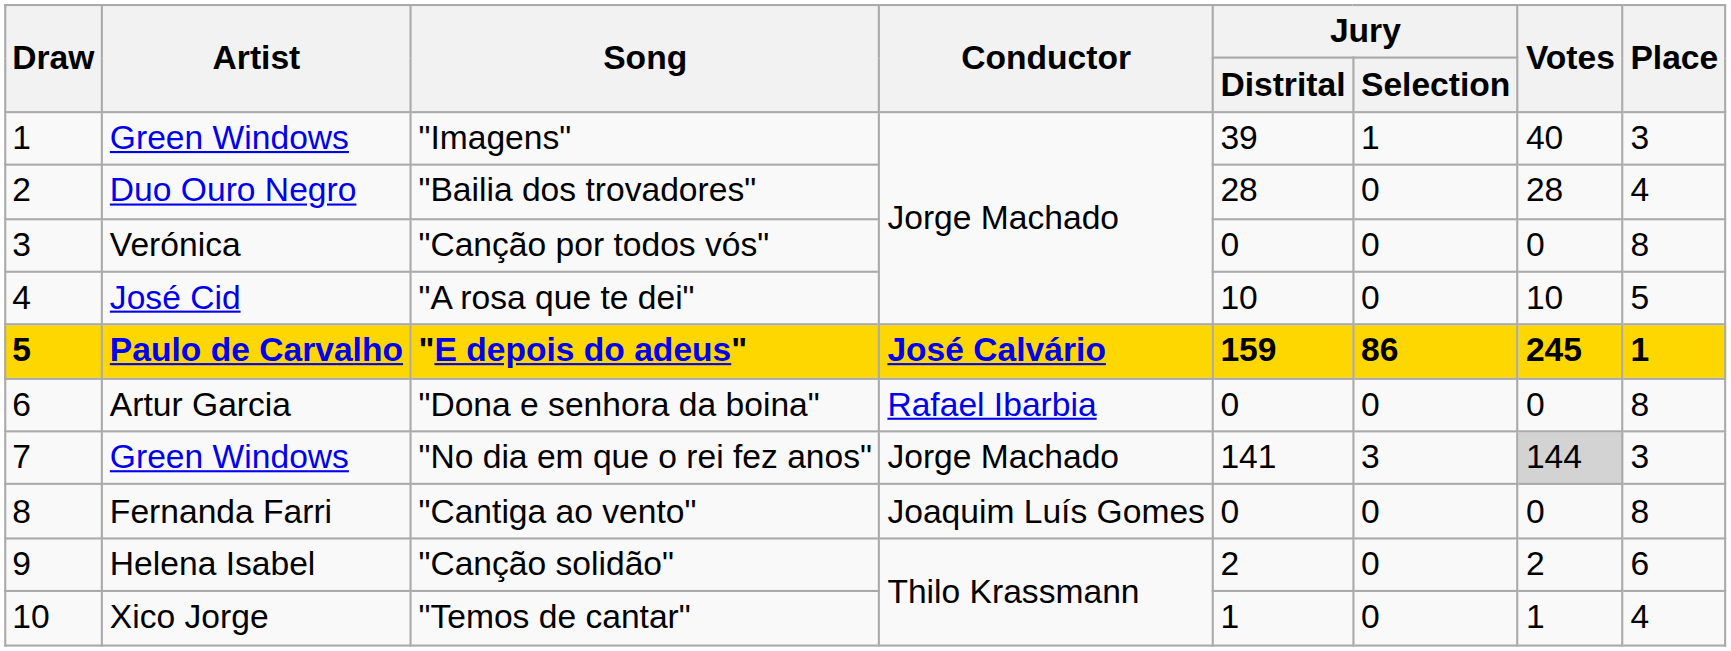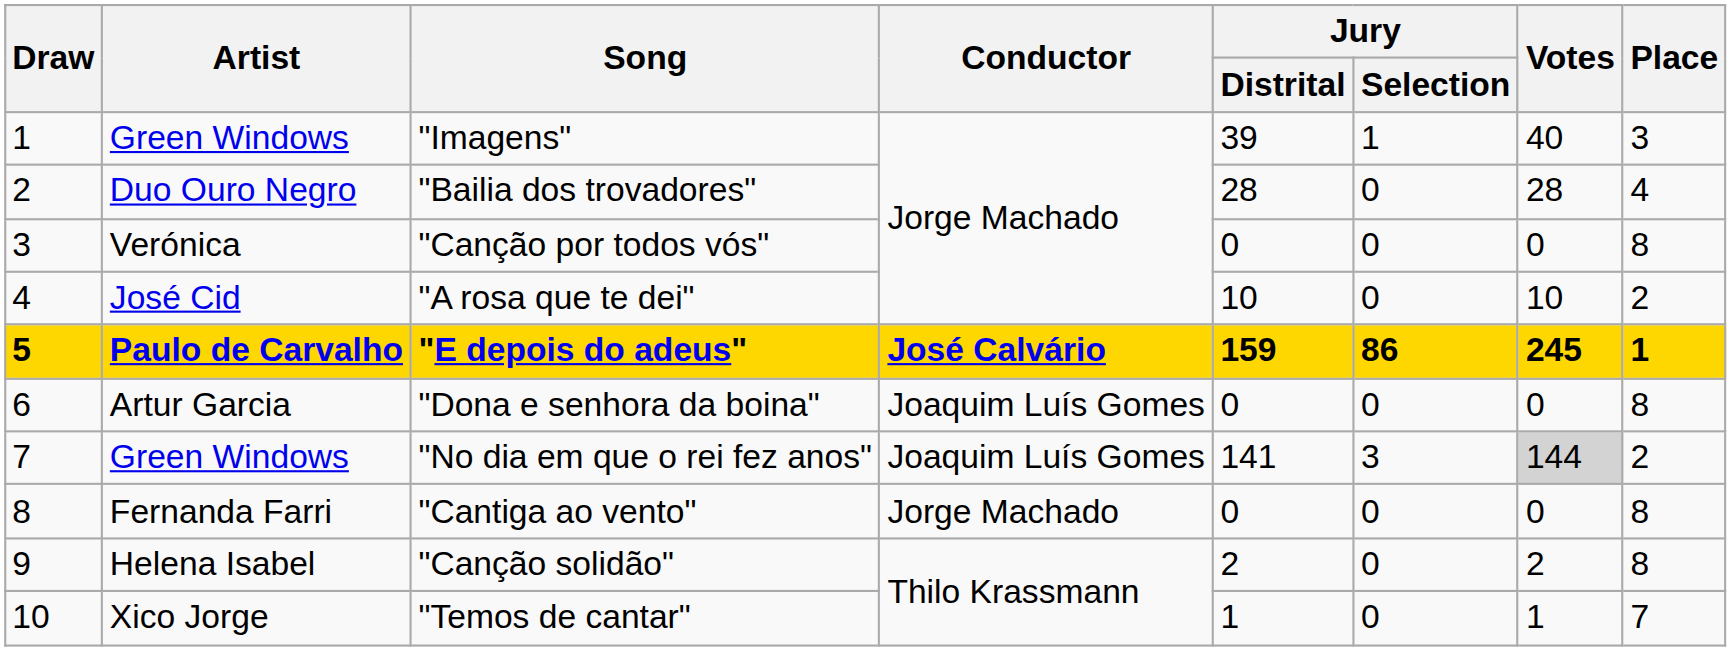(1640, 297) 5 -> (1640, 297) 2
(992, 404) Rafael Ibarbia -> (1046, 404) Joaquim Luís Gomes
(1003, 457) Jorge Machado -> (1046, 457) Joaquim Luís Gomes
(1640, 457) 3 -> (1640, 457) 2
(1046, 510) Joaquim Luís Gomes -> (1003, 510) Jorge Machado
(1640, 564) 6 -> (1640, 564) 8
(1640, 617) 4 -> (1640, 617) 7
